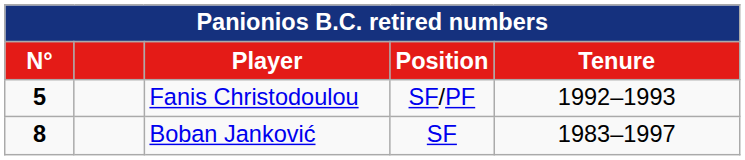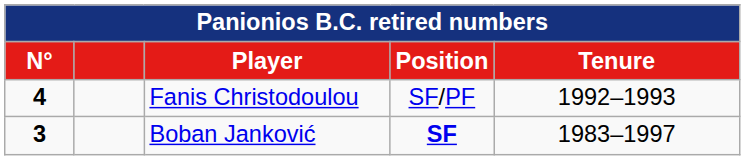(40, 97) 5 -> (40, 97) 4
(40, 135) 8 -> (40, 135) 3
(442, 135) normal -> (442, 135) bold
